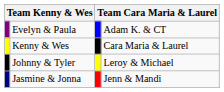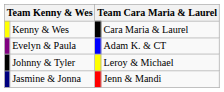rows swapped: (41, 46) <-> (44, 29)
